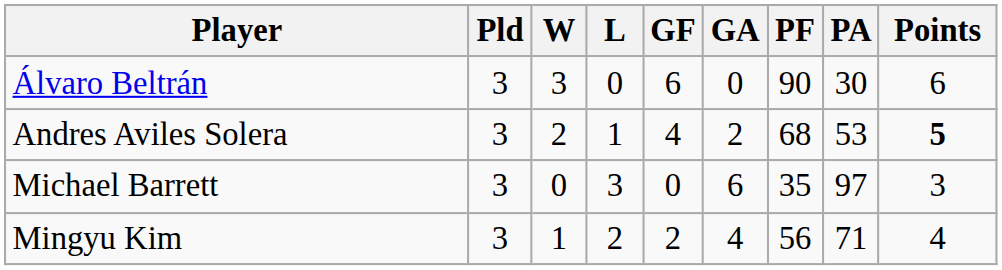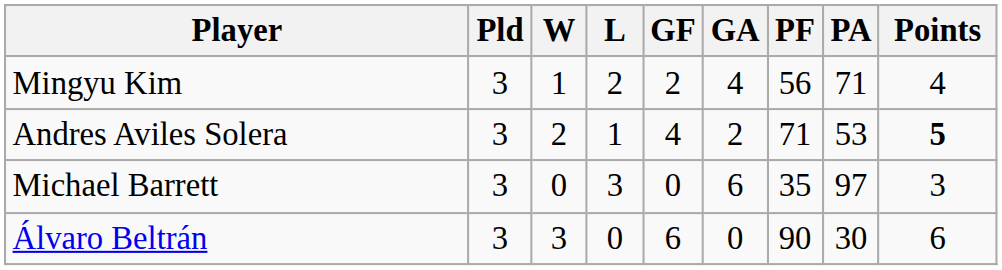rows swapped: (110, 82) <-> (97, 237)
(795, 133) 68 -> (795, 133) 71
